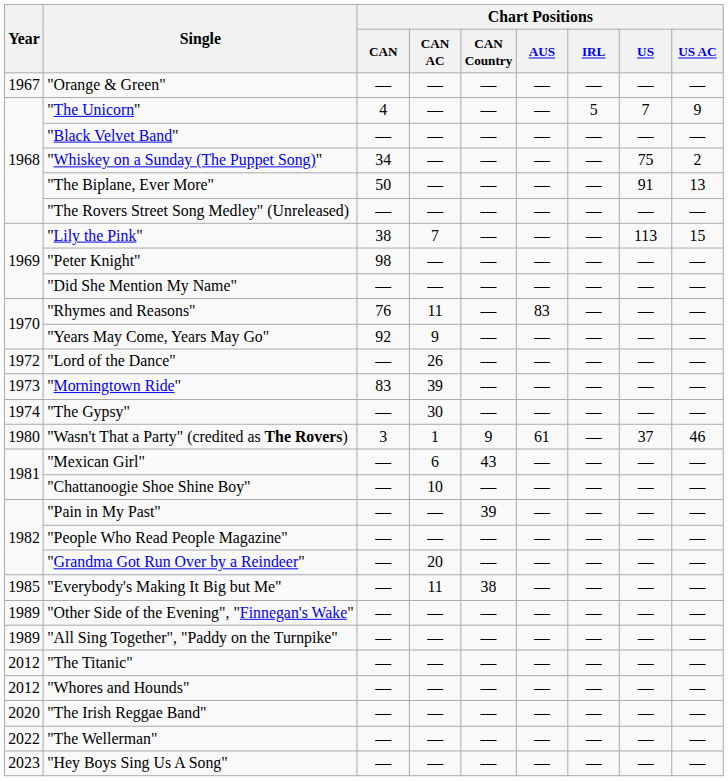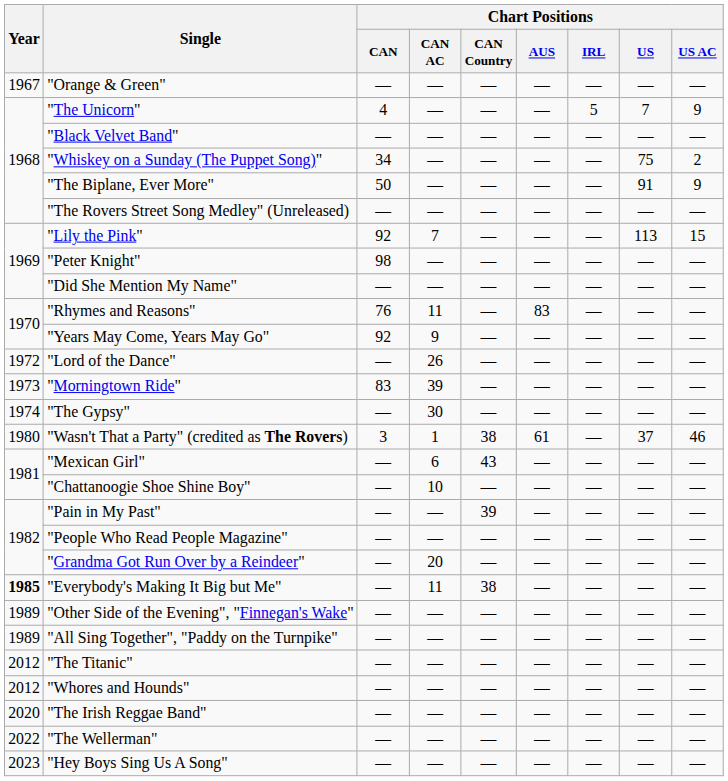(697, 185) 13 -> (697, 185) 9
(383, 235) 38 -> (383, 235) 92
(488, 436) 9 -> (488, 436) 38
(24, 587) normal -> (24, 587) bold
